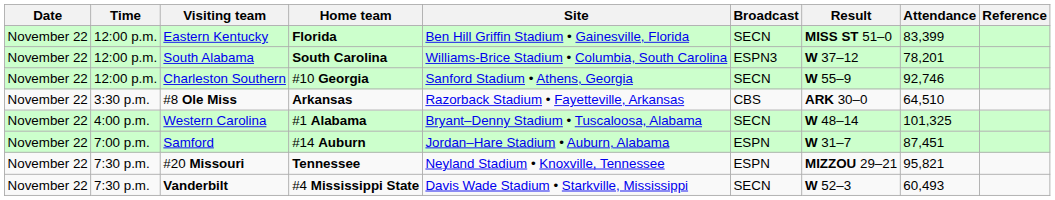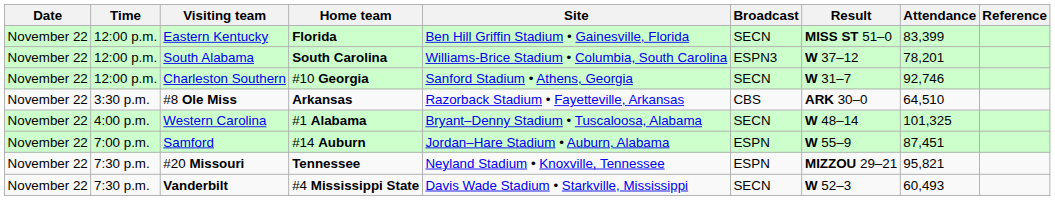(828, 79) W 55–9 -> (828, 79) W 31–7
(828, 142) W 31–7 -> (828, 142) W 55–9
